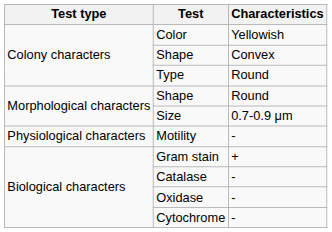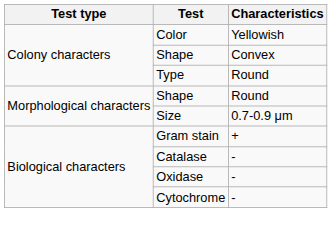- row: (176, 136)
